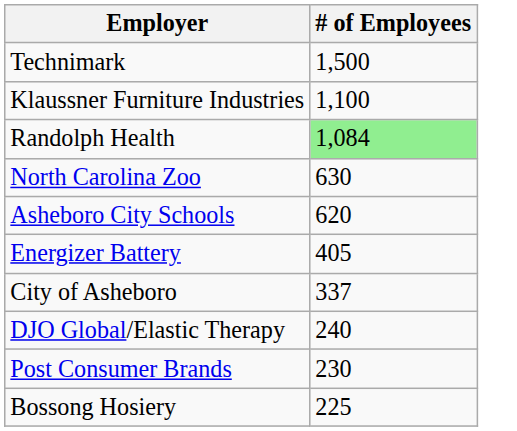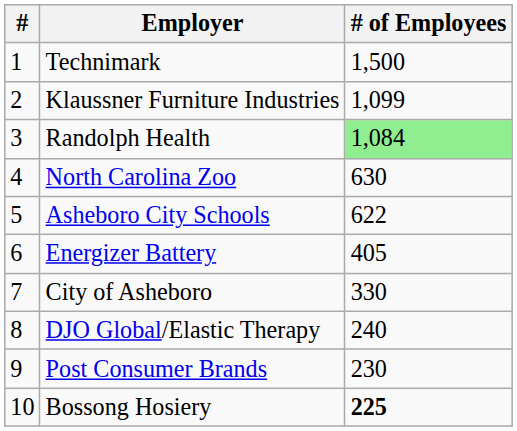+ column: (22, 23)
(343, 100) 1,100 -> (378, 100) 1,099
(333, 215) 620 -> (369, 215) 622
(333, 291) 337 -> (369, 291) 330
(333, 406) normal -> (369, 406) bold
